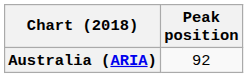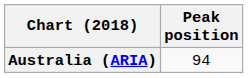(201, 60) 92 -> (201, 60) 94
